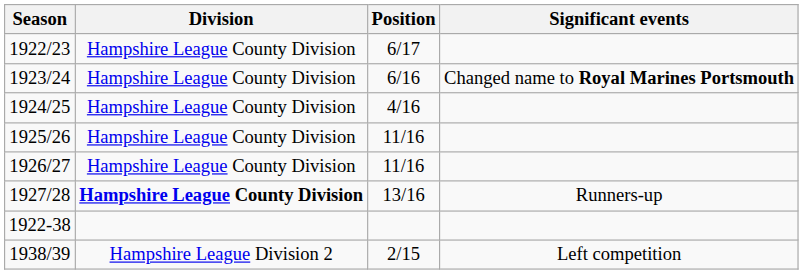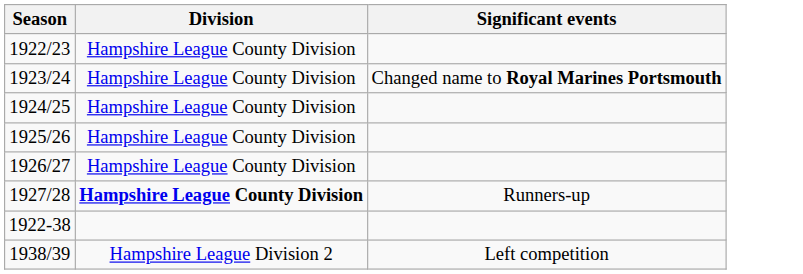- column: (404, 19)
